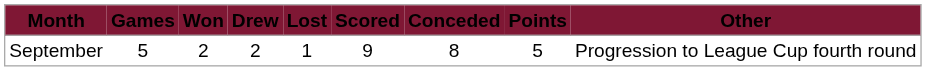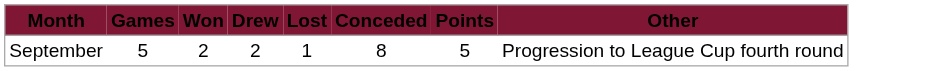- column: (367, 20)
